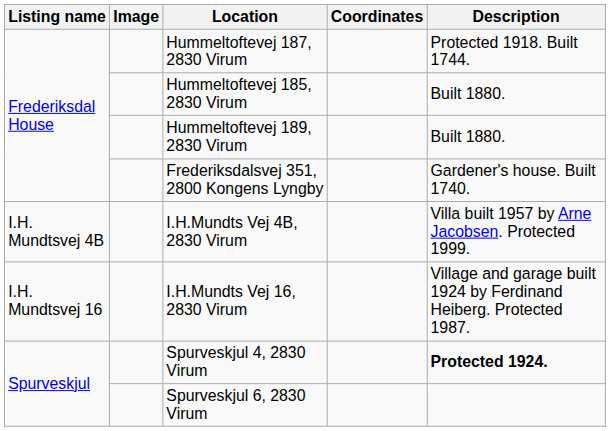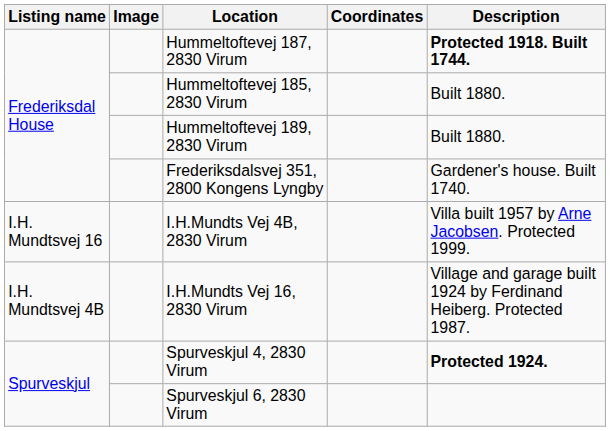(504, 51) normal -> (509, 51) bold
(56, 231) I.H. Mundtsvej 4B -> (55, 231) I.H. Mundtsvej 16
(55, 301) I.H. Mundtsvej 16 -> (56, 301) I.H. Mundtsvej 4B
